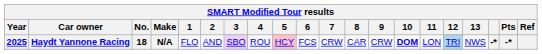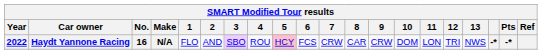(17, 42) 2025 -> (17, 42) 2022
(142, 42) 18 -> (142, 42) 16
(407, 42) bold -> (407, 42) normal
(453, 42) lightblue background -> (453, 42) no background
